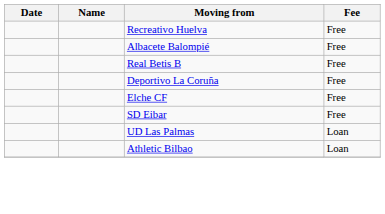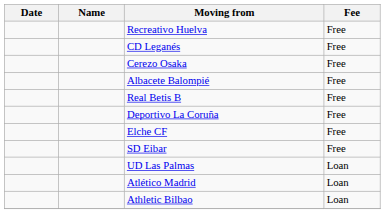+ row: (154, 47)
+ row: (157, 64)
+ row: (161, 183)
